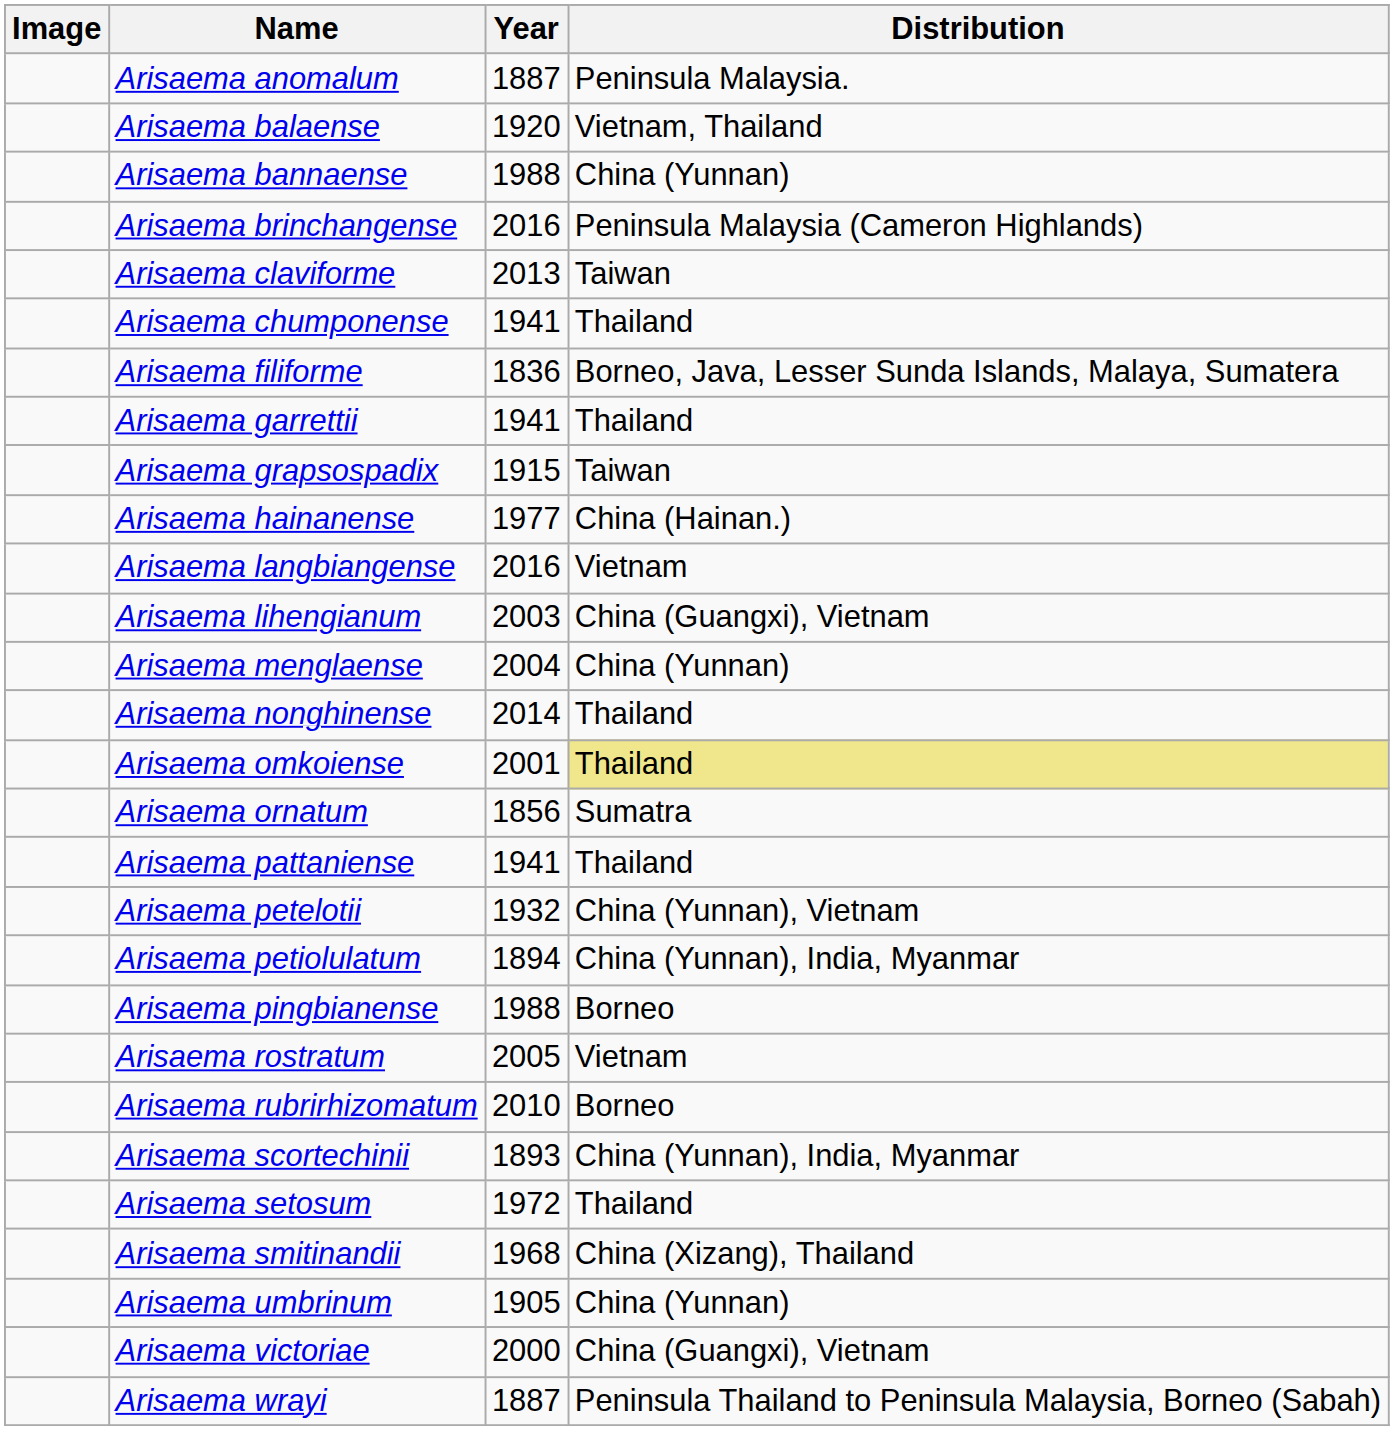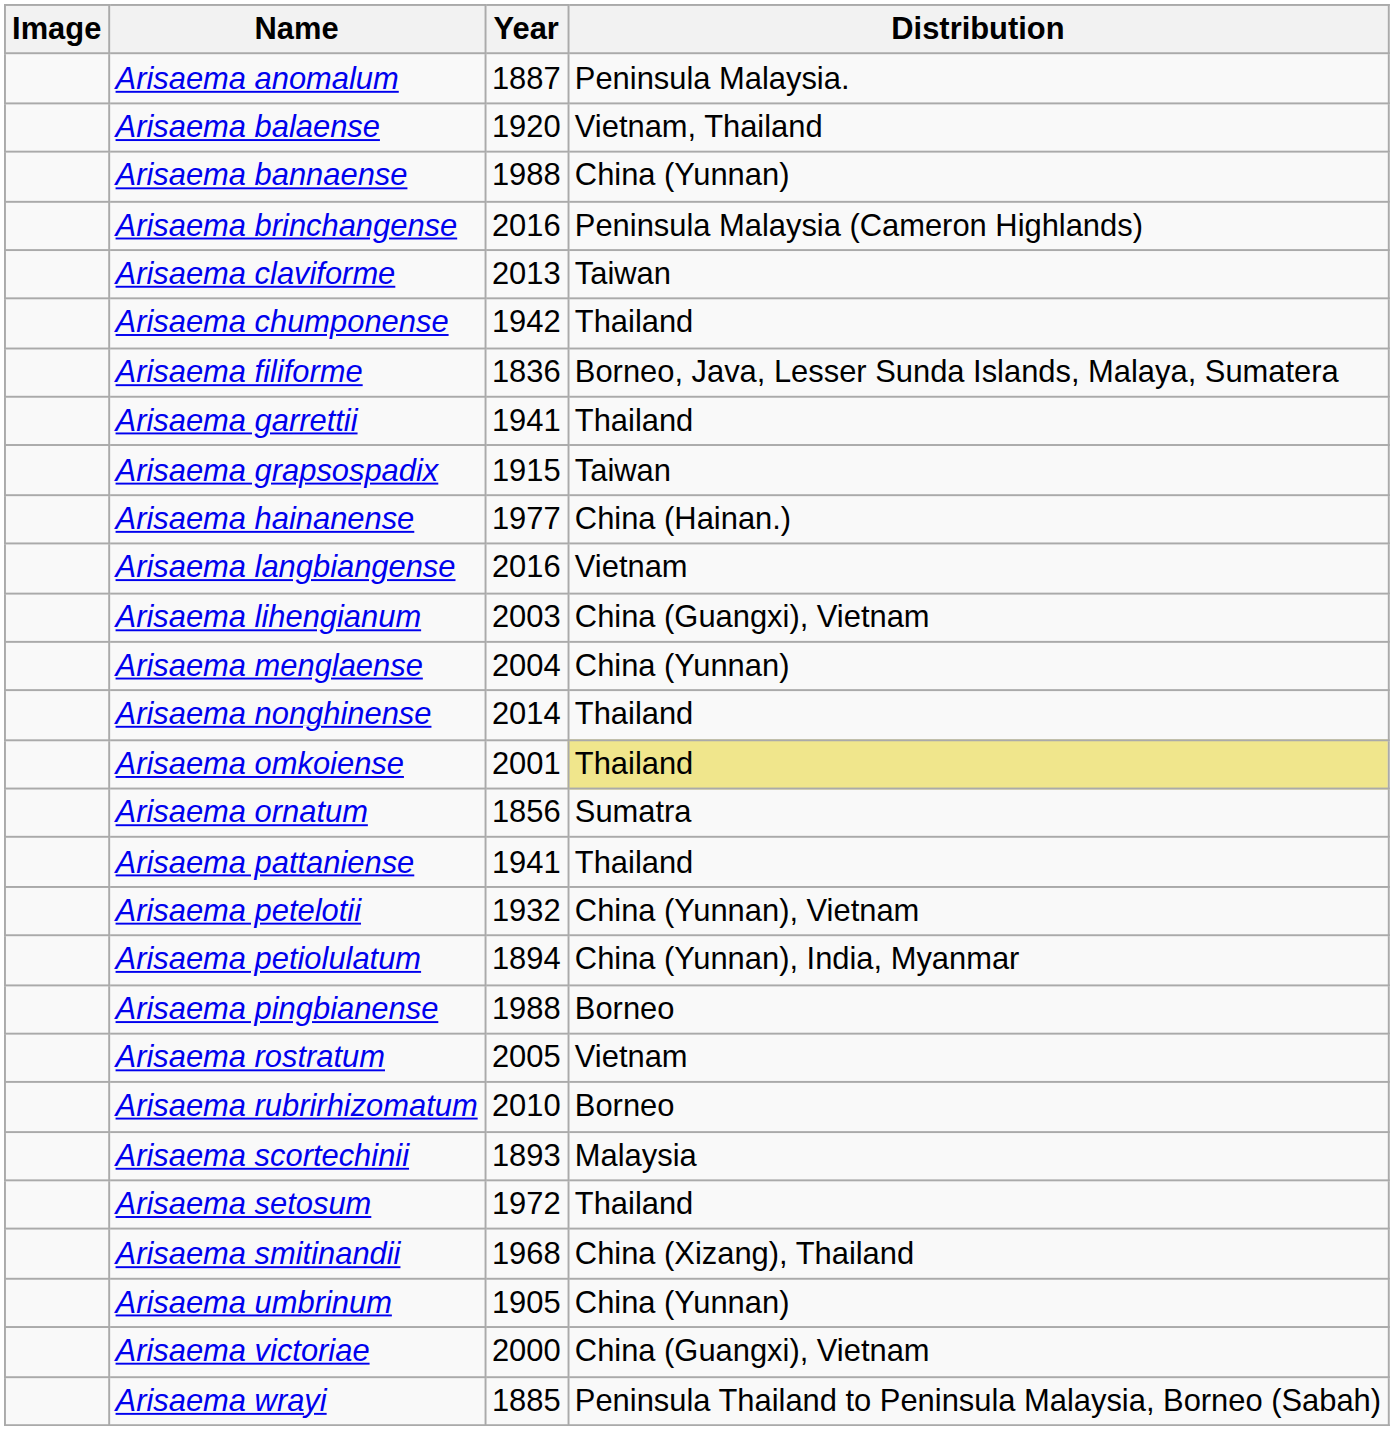(526, 322) 1941 -> (526, 322) 1942
(797, 1155) China (Yunnan), India, Myanmar -> (636, 1155) Malaysia
(526, 1400) 1887 -> (526, 1400) 1885
